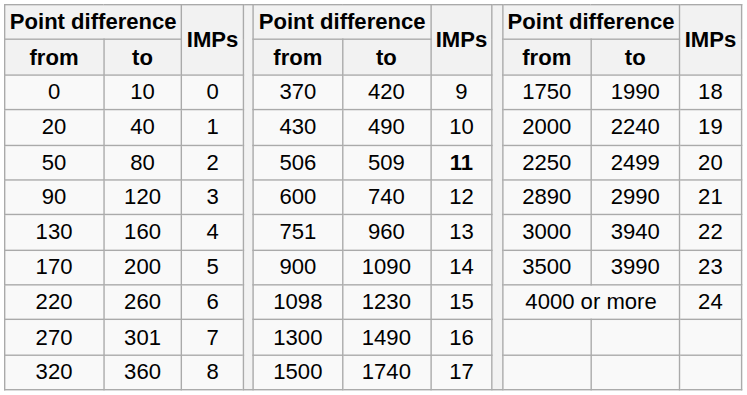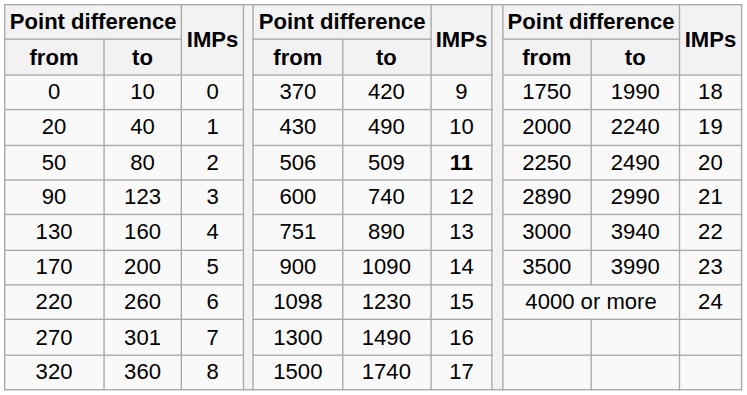(635, 162) 2499 -> (635, 162) 2490
(143, 197) 120 -> (143, 197) 123
(386, 232) 960 -> (386, 232) 890
